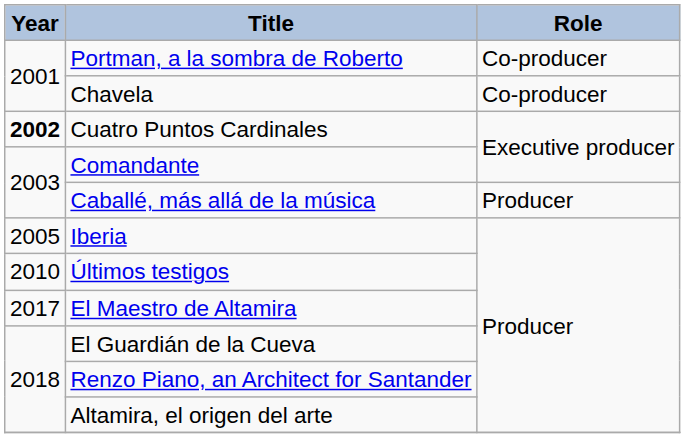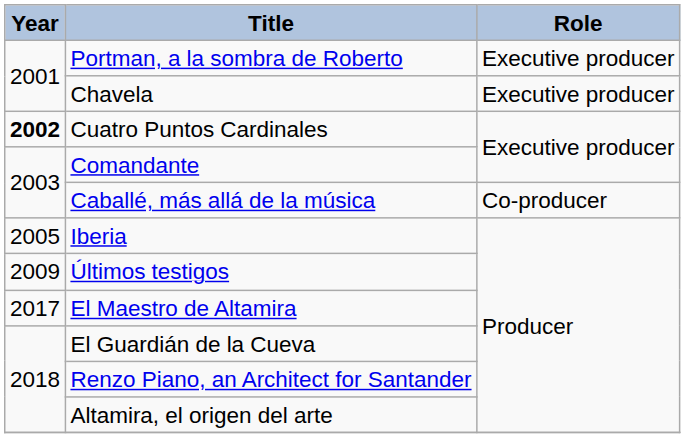(544, 58) Co-producer -> (578, 58) Executive producer
(544, 94) Co-producer -> (578, 94) Executive producer
(528, 201) Producer -> (544, 201) Co-producer
(35, 272) 2010 -> (35, 272) 2009
